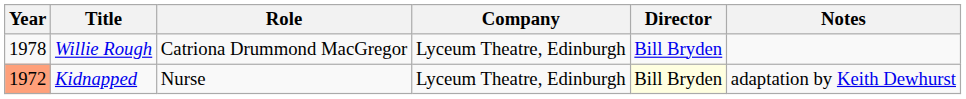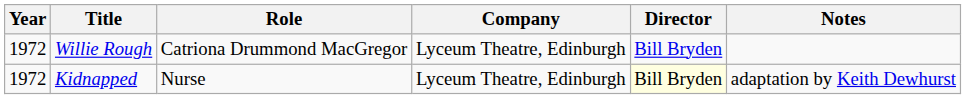(28, 49) 1978 -> (28, 49) 1972
(28, 78) lightsalmon background -> (28, 78) no background
